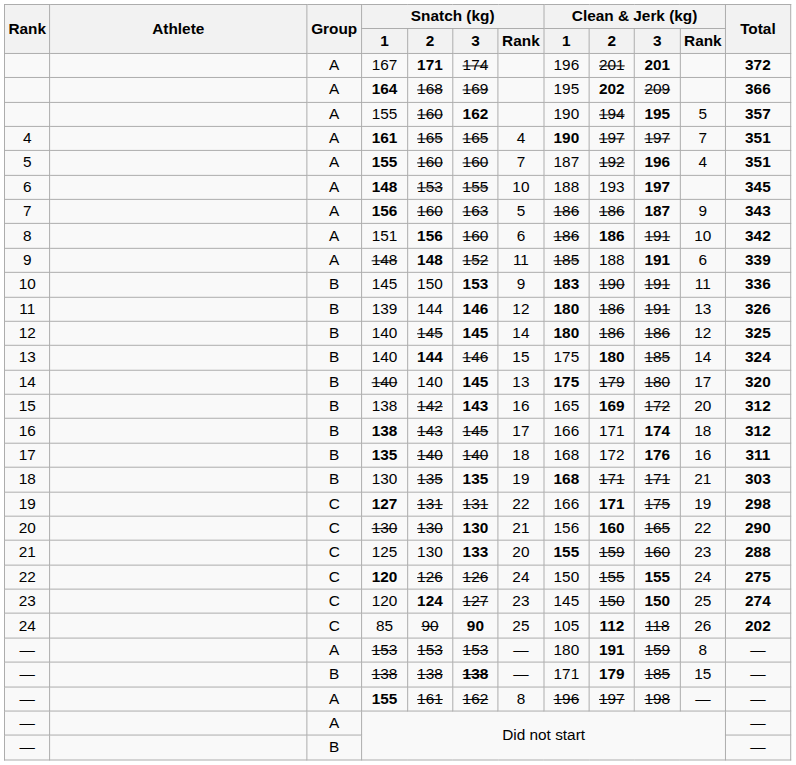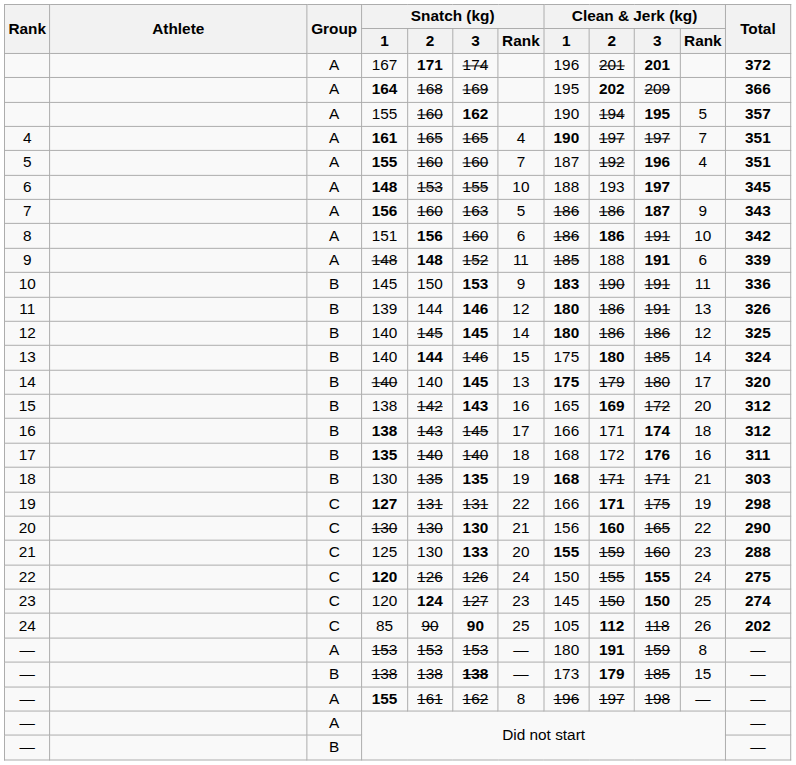(566, 674) 171 -> (566, 674) 173
